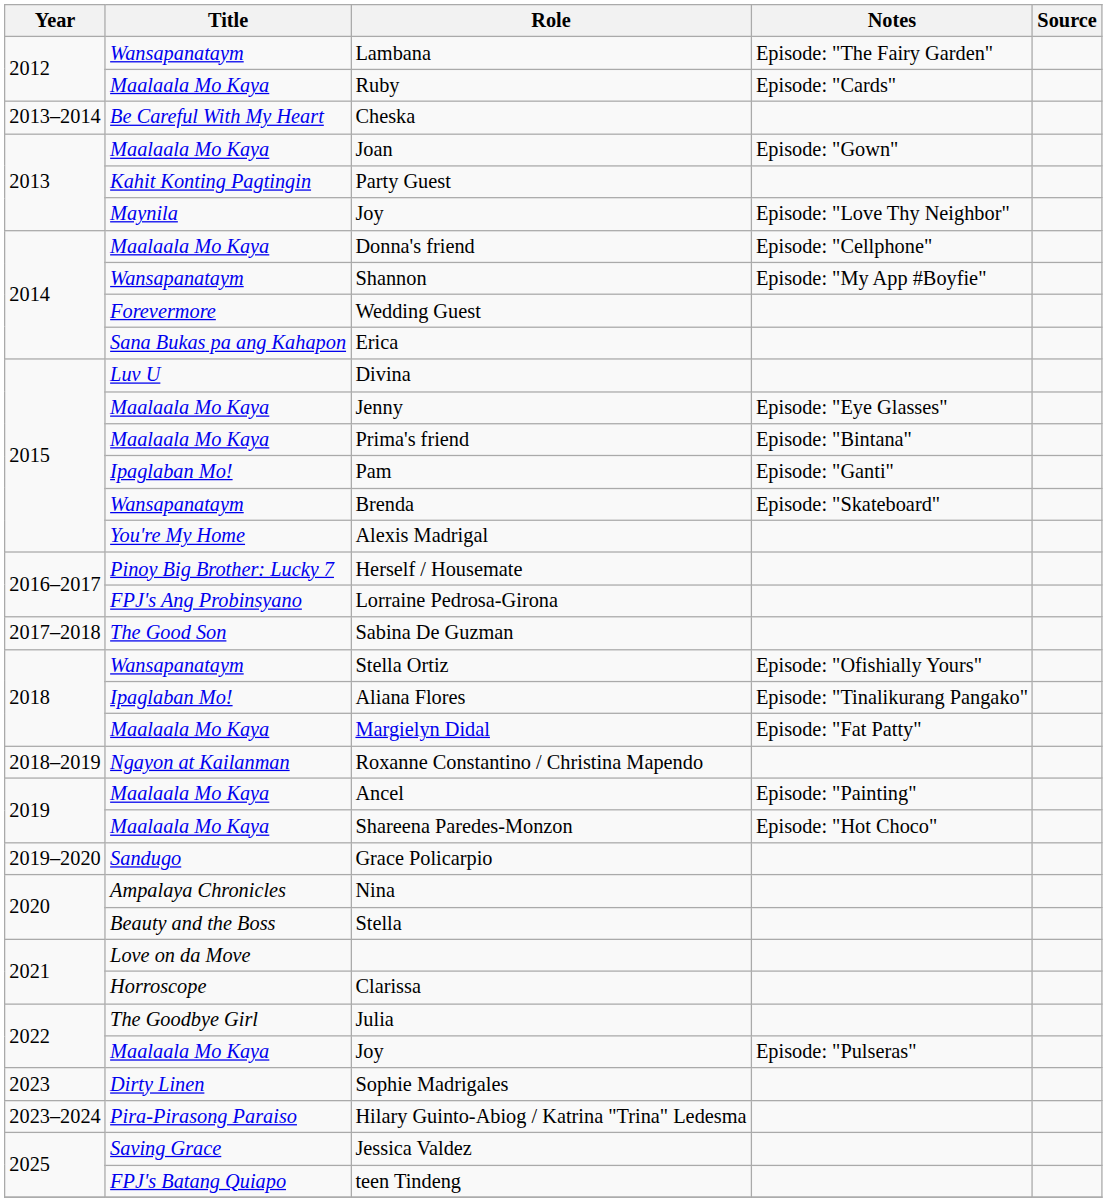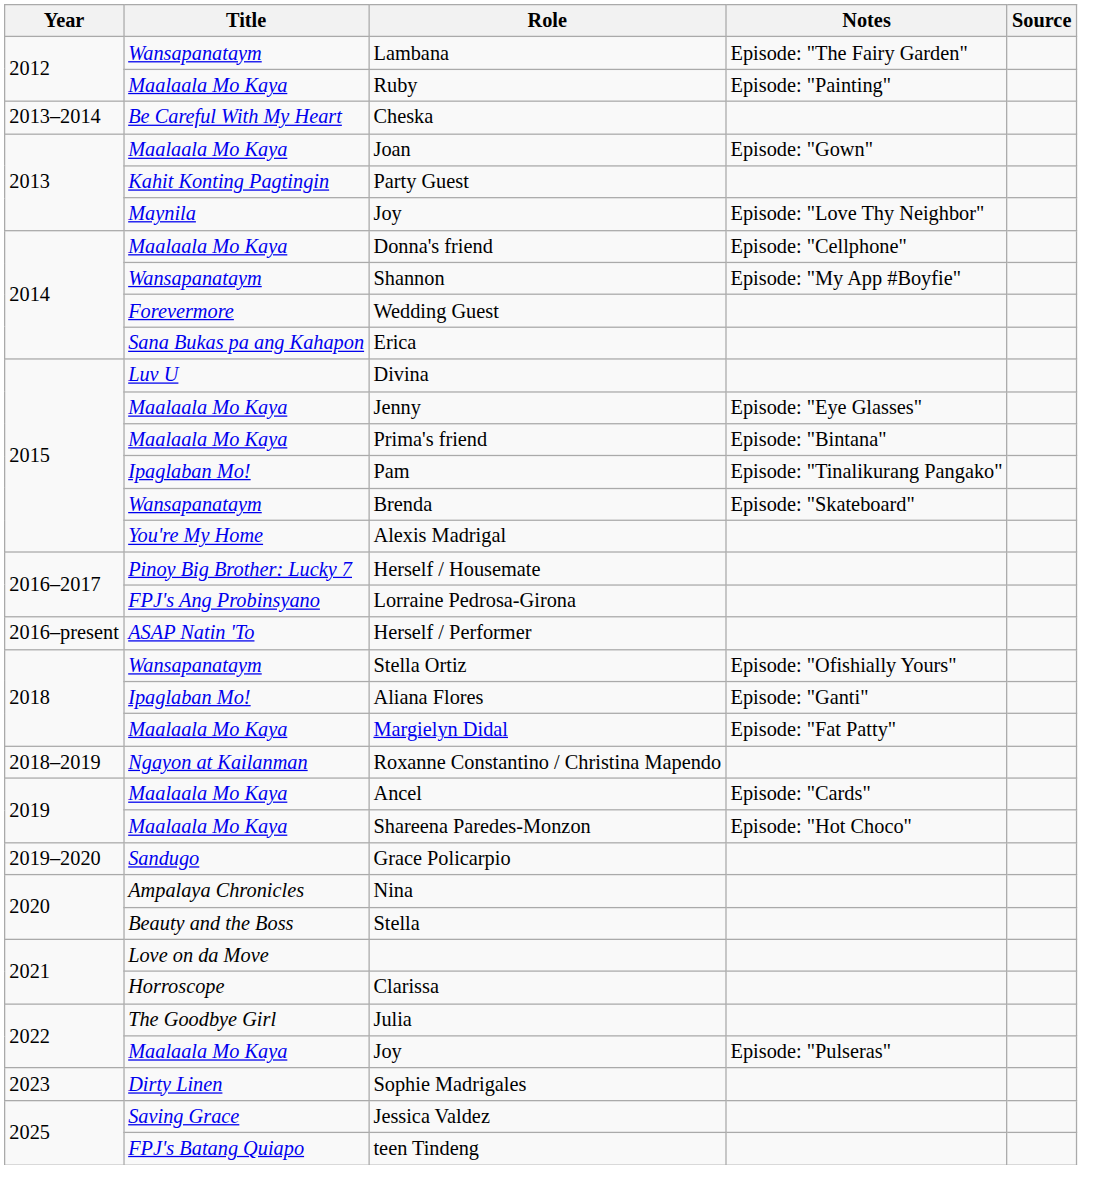(826, 85) Episode: "Cards" -> (811, 85) Episode: "Painting"
(825, 471) Episode: "Ganti" -> (867, 471) Episode: "Tinalikurang Pangako"
+ row: (191, 632)
- row: (168, 632)
(892, 697) Episode: "Tinalikurang Pangako" -> (799, 697) Episode: "Ganti"
(836, 794) Episode: "Painting" -> (801, 794) Episode: "Cards"
- row: (204, 1116)
